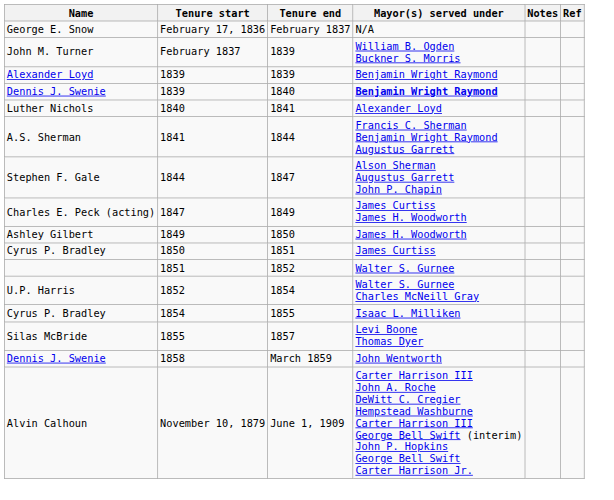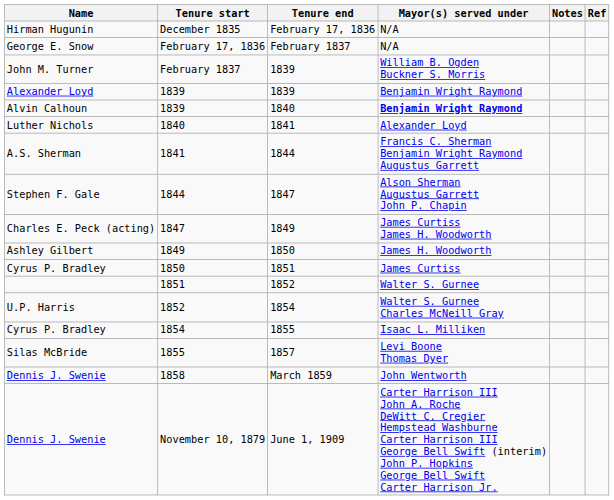+ row: (200, 30)
(56, 92) Dennis J. Swenie -> (47, 108) Alvin Calhoun
(47, 423) Alvin Calhoun -> (56, 440) Dennis J. Swenie
